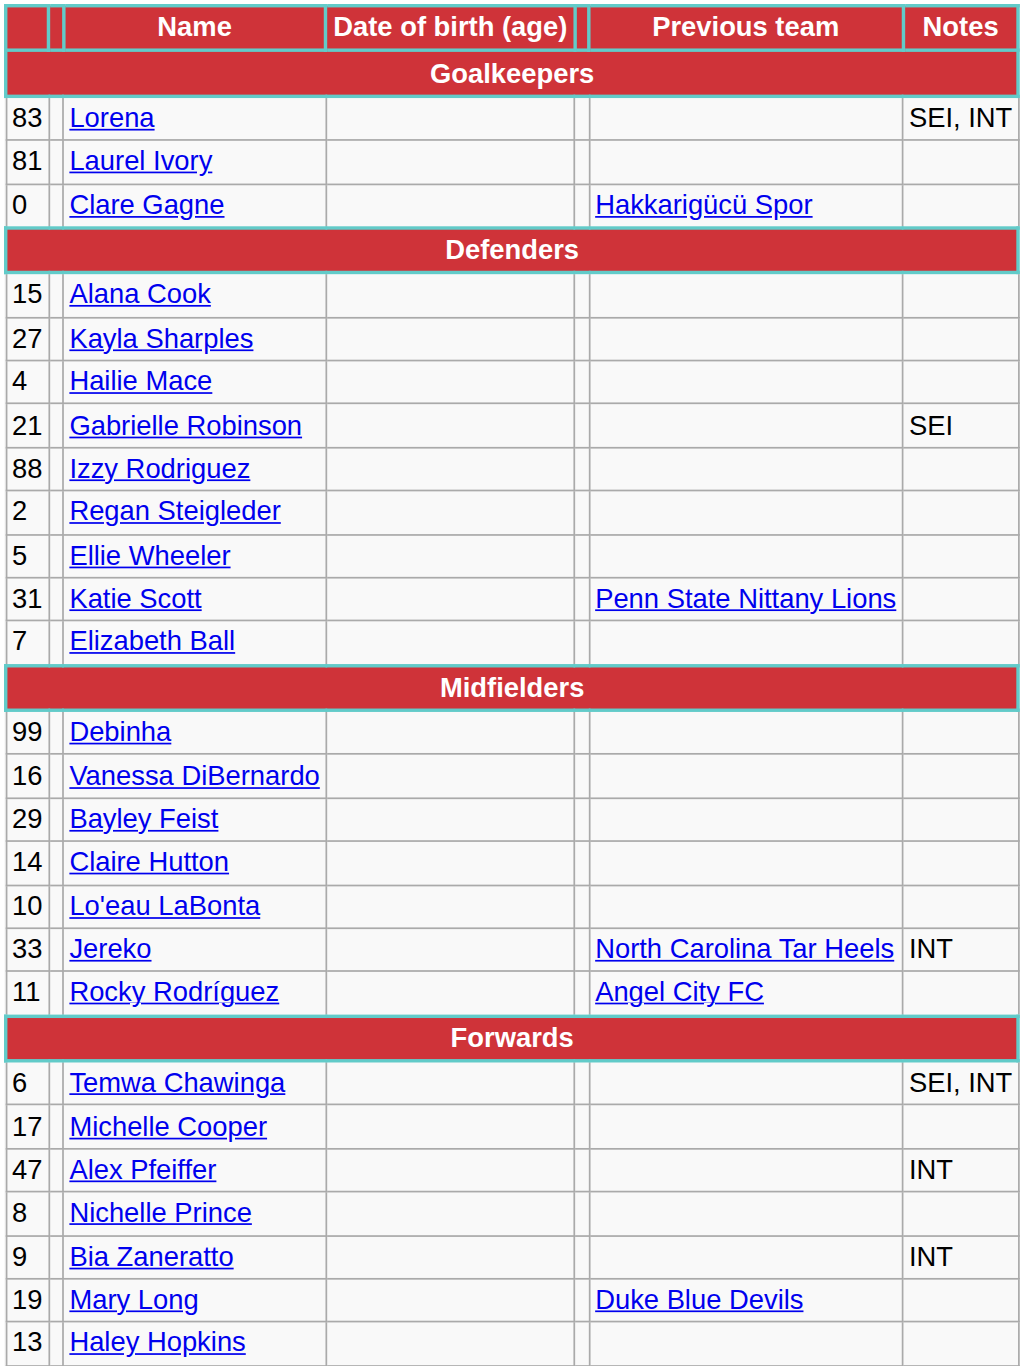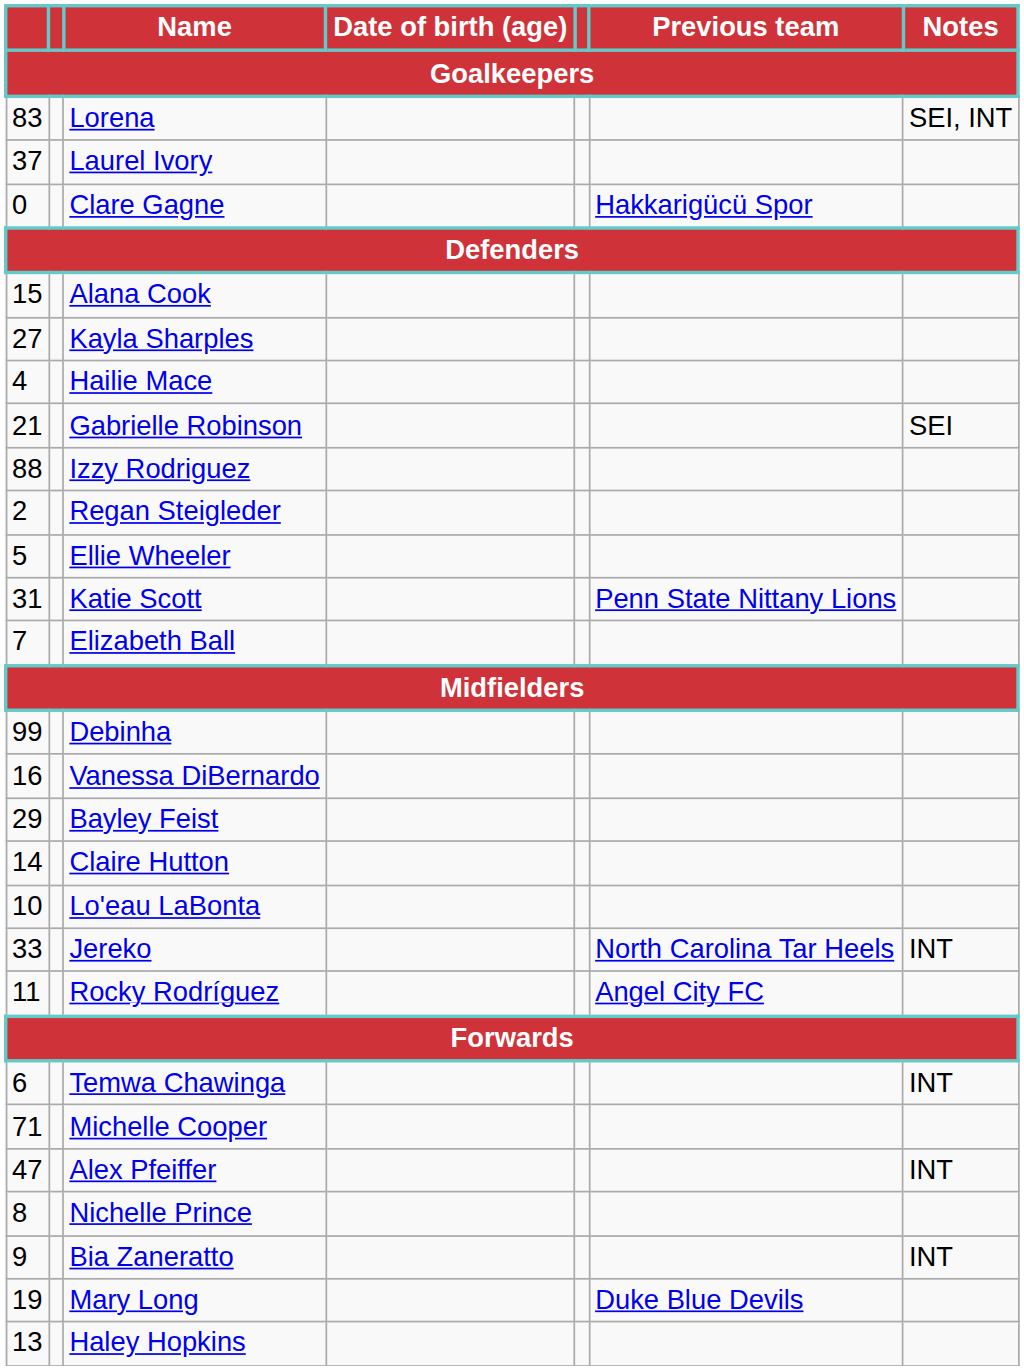(27, 161) 81 -> (27, 161) 37
(961, 1082) SEI, INT -> (931, 1082) INT
(27, 1126) 17 -> (27, 1126) 71
